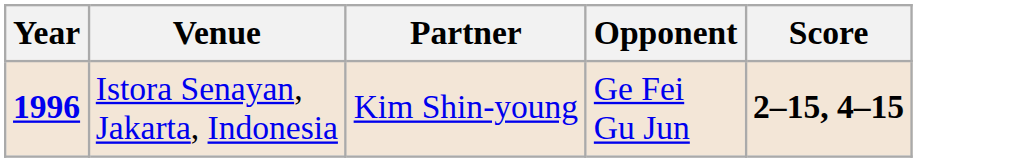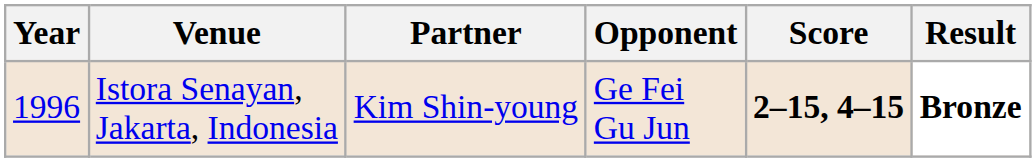+ column: (971, 32)
(47, 107) bold -> (47, 107) normal
